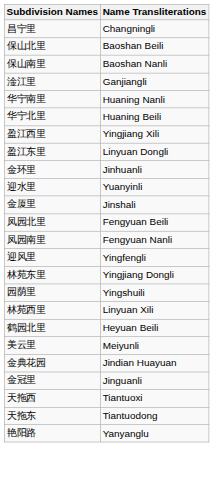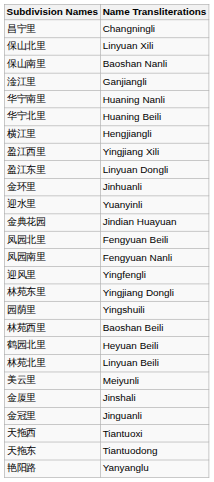(133, 46) Baoshan Beili -> (128, 46) Linyuan Xili
+ row: (21, 134)
rows swapped: (21, 204) <-> (26, 362)
(128, 310) Linyuan Xili -> (133, 328) Baoshan Beili
+ row: (26, 362)
